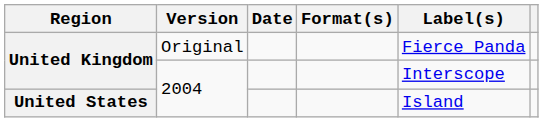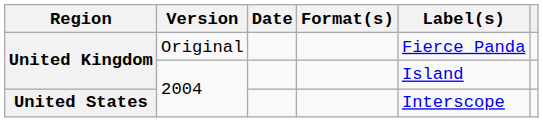(453, 75) Interscope -> (433, 75) Island
(433, 103) Island -> (453, 103) Interscope
